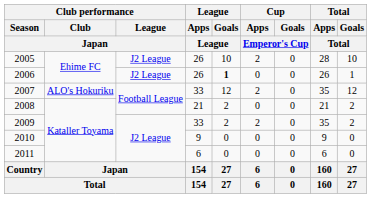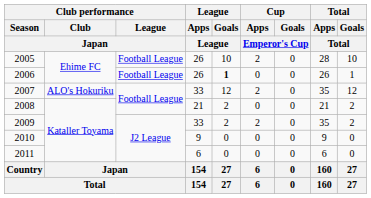(150, 59) J2 League -> (150, 59) Football League
(150, 75) J2 League -> (150, 75) Football League
